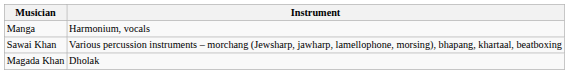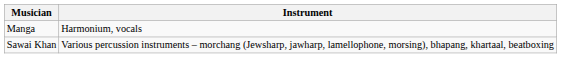- row: (36, 61)
